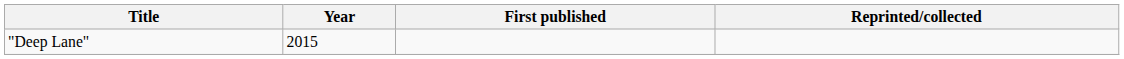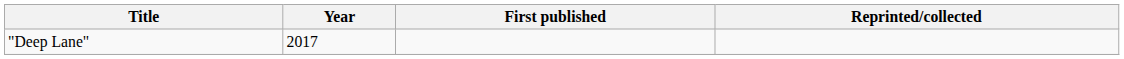(302, 41) 2015 -> (302, 41) 2017
